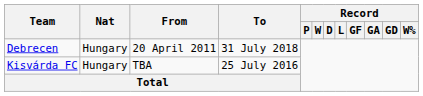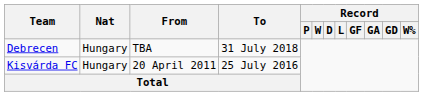(174, 48) 20 April 2011 -> (142, 48) TBA
(142, 65) TBA -> (174, 65) 20 April 2011
